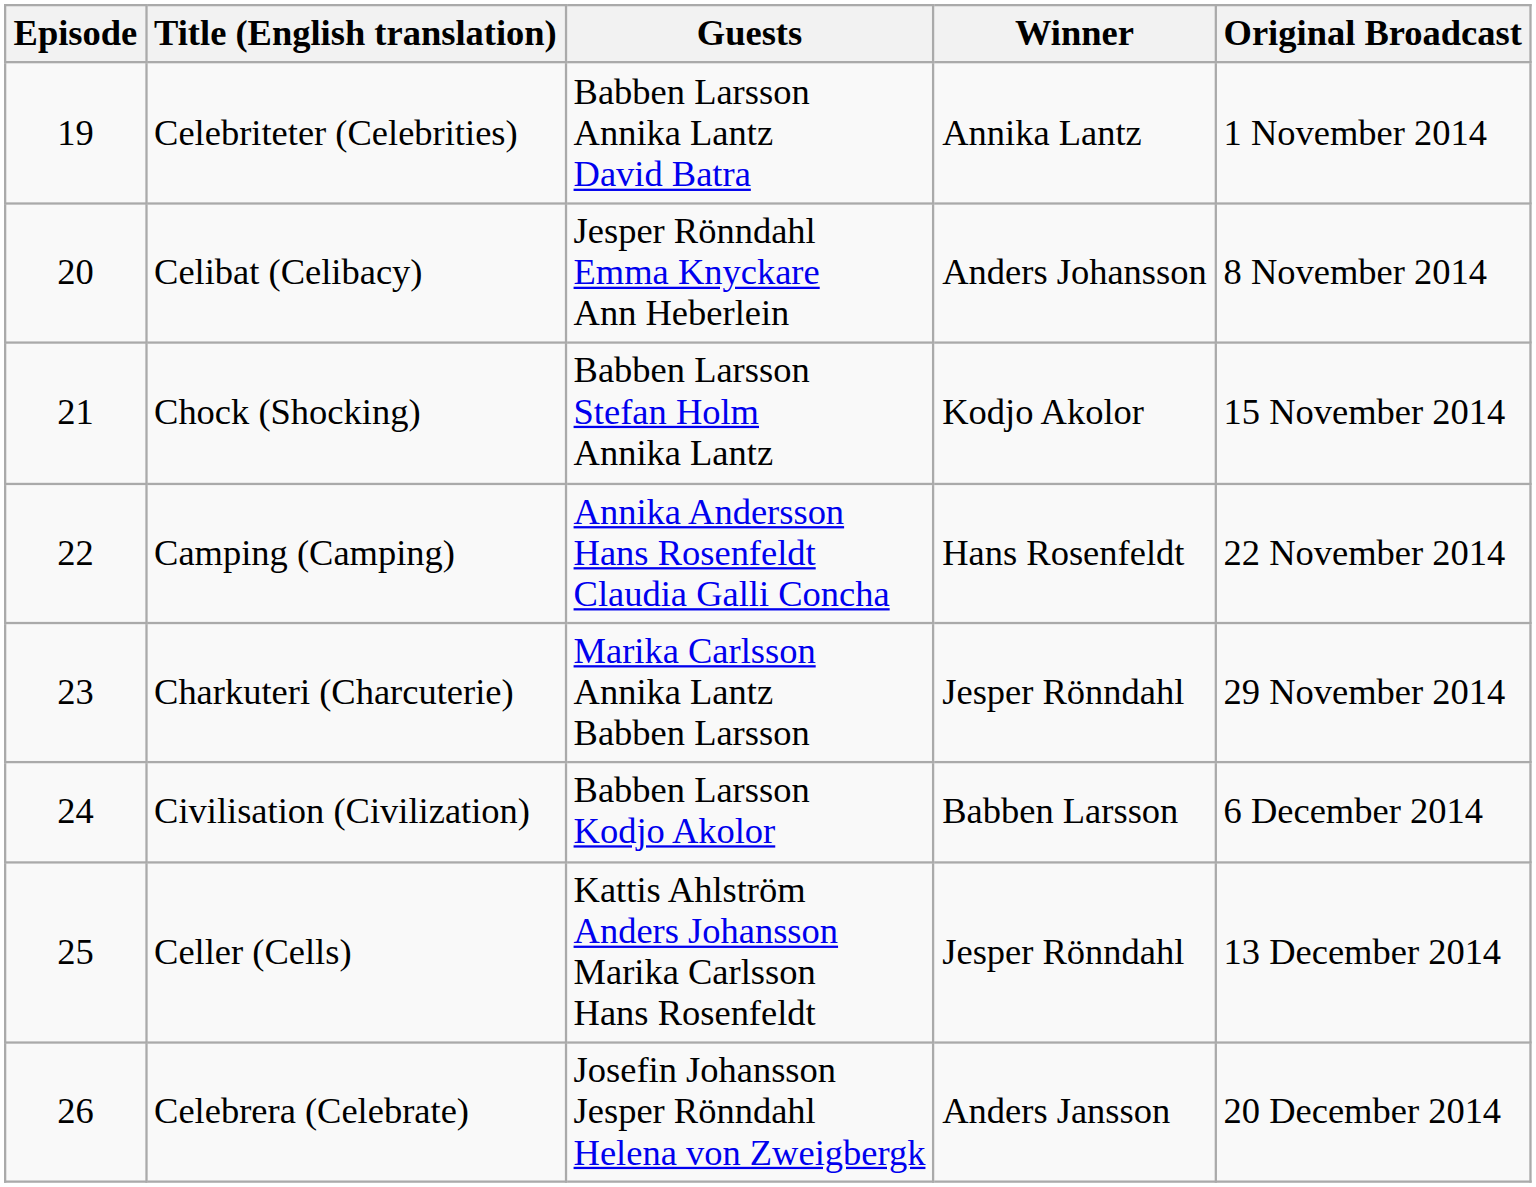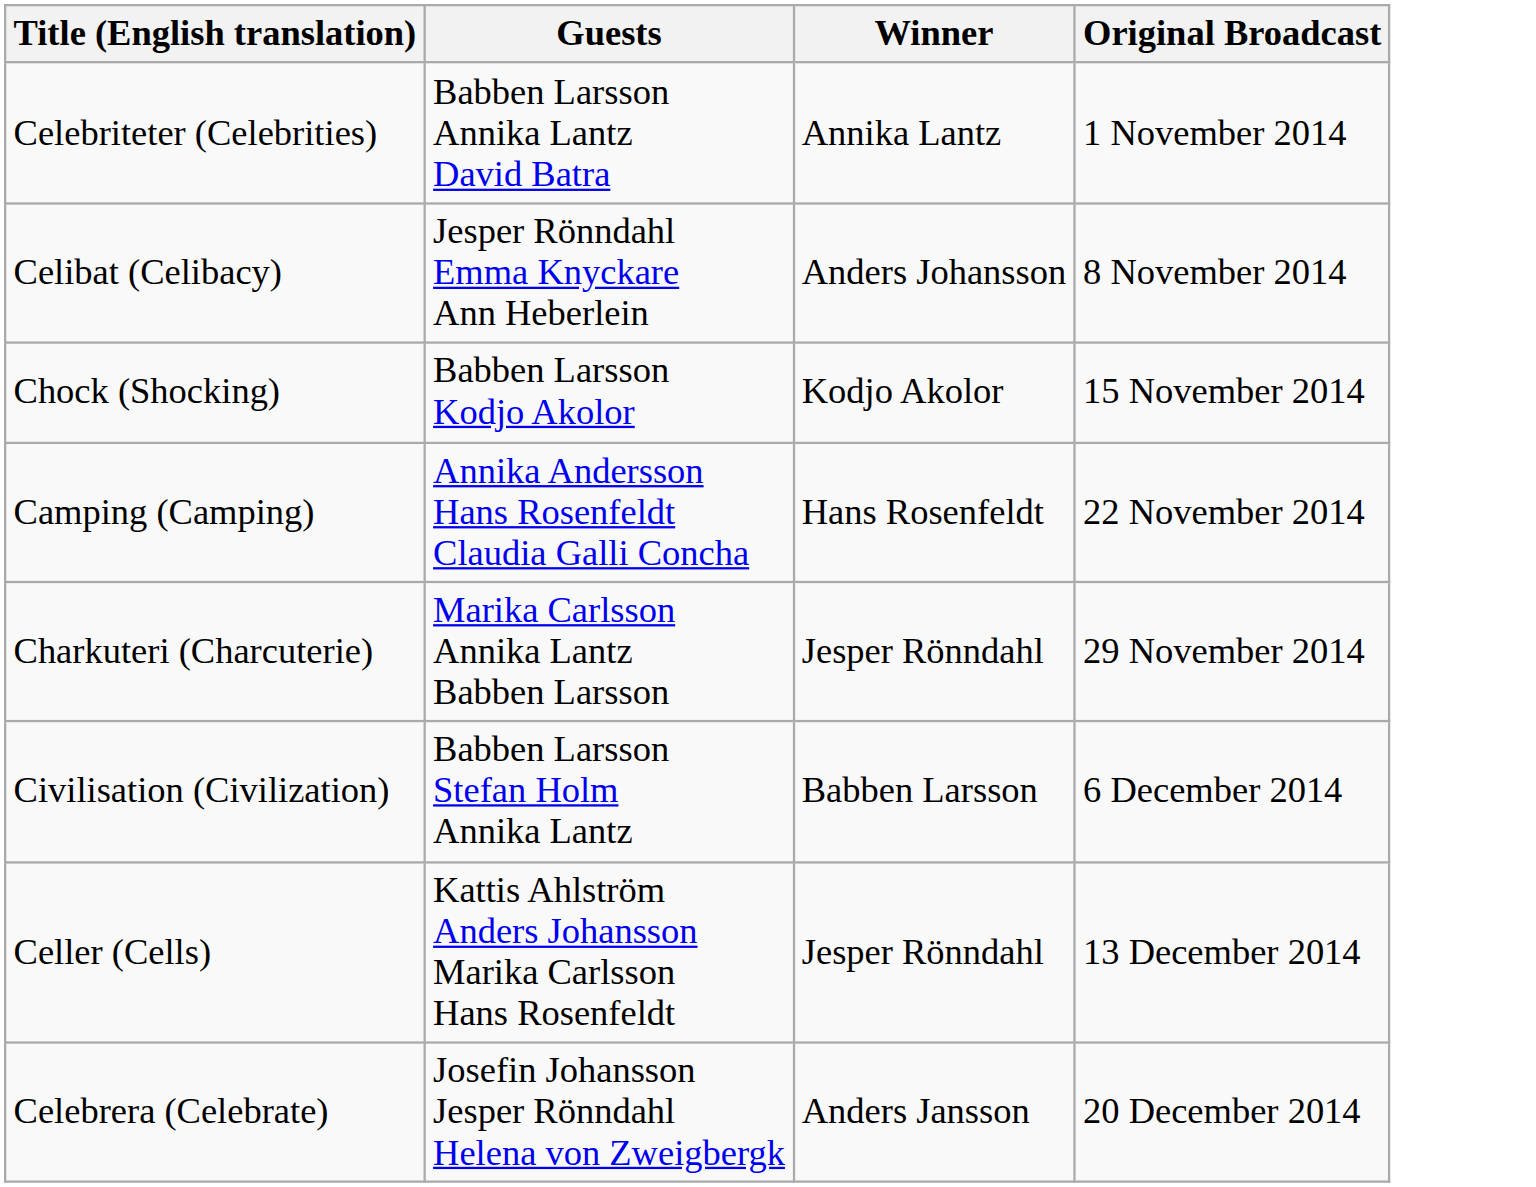- column: (75, 33)
(692, 412) Babben Larsson Stefan Holm Annika Lantz -> (551, 391) Babben Larsson Kodjo Akolor
(692, 811) Babben Larsson Kodjo Akolor -> (551, 790) Babben Larsson Stefan Holm Annika Lantz
